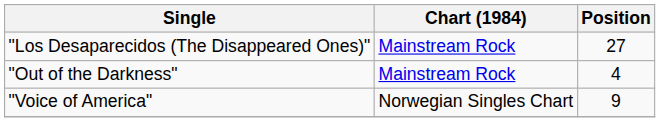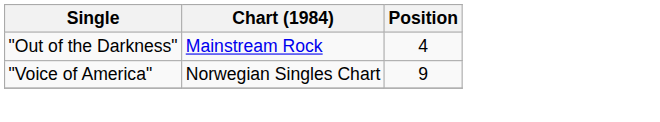- row: (189, 46)
